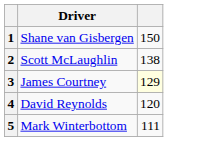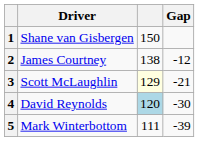+ column: (179, 15)
(69, 59) Scott McLaughlin -> (63, 59) James Courtney
(63, 81) James Courtney -> (69, 81) Scott McLaughlin
(150, 103) no background -> (150, 103) lightblue background
